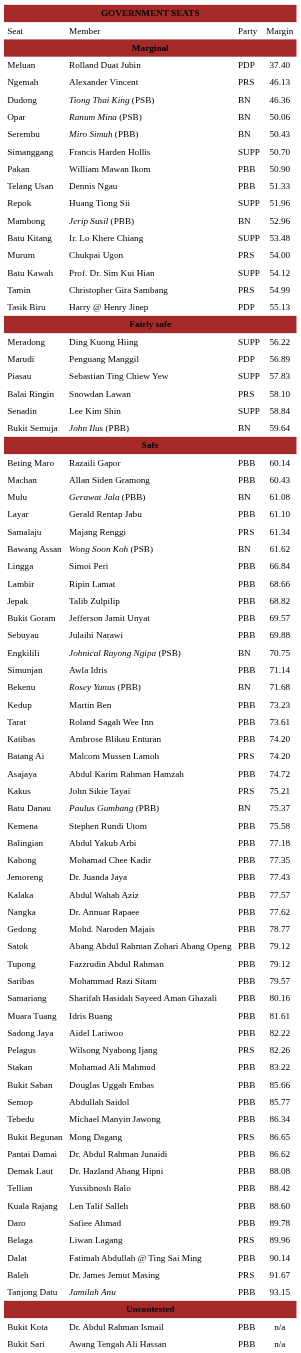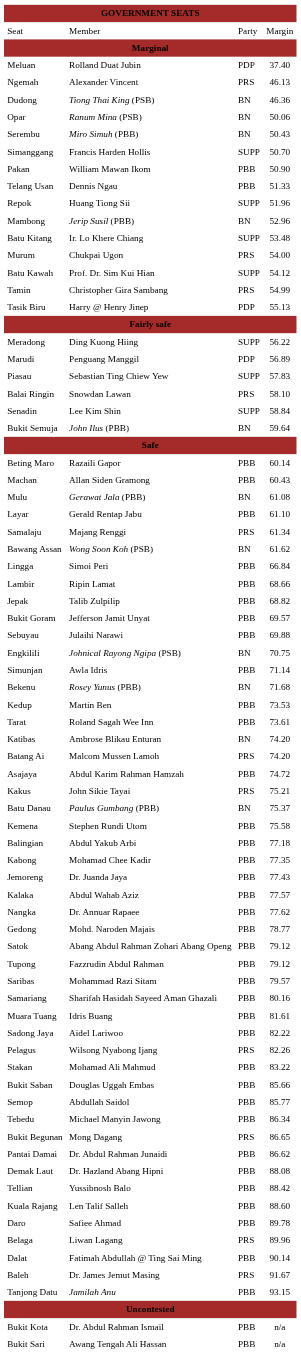(280, 704) 73.23 -> (280, 704) 73.53
(247, 739) PBB -> (244, 739) BN
